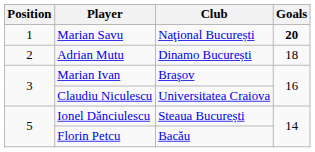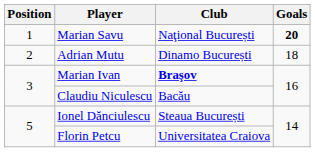(176, 75) normal -> (177, 75) bold
(214, 95) Universitatea Craiova -> (174, 95) Bacău
(174, 136) Bacău -> (214, 136) Universitatea Craiova
